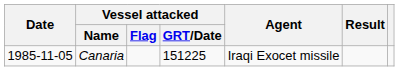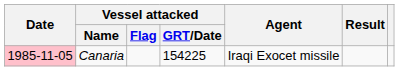(40, 55) no background -> (40, 55) pink background
(184, 55) 151225 -> (184, 55) 154225
